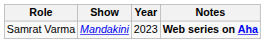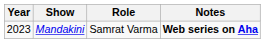columns swapped: (146, 13) <-> (41, 13)
